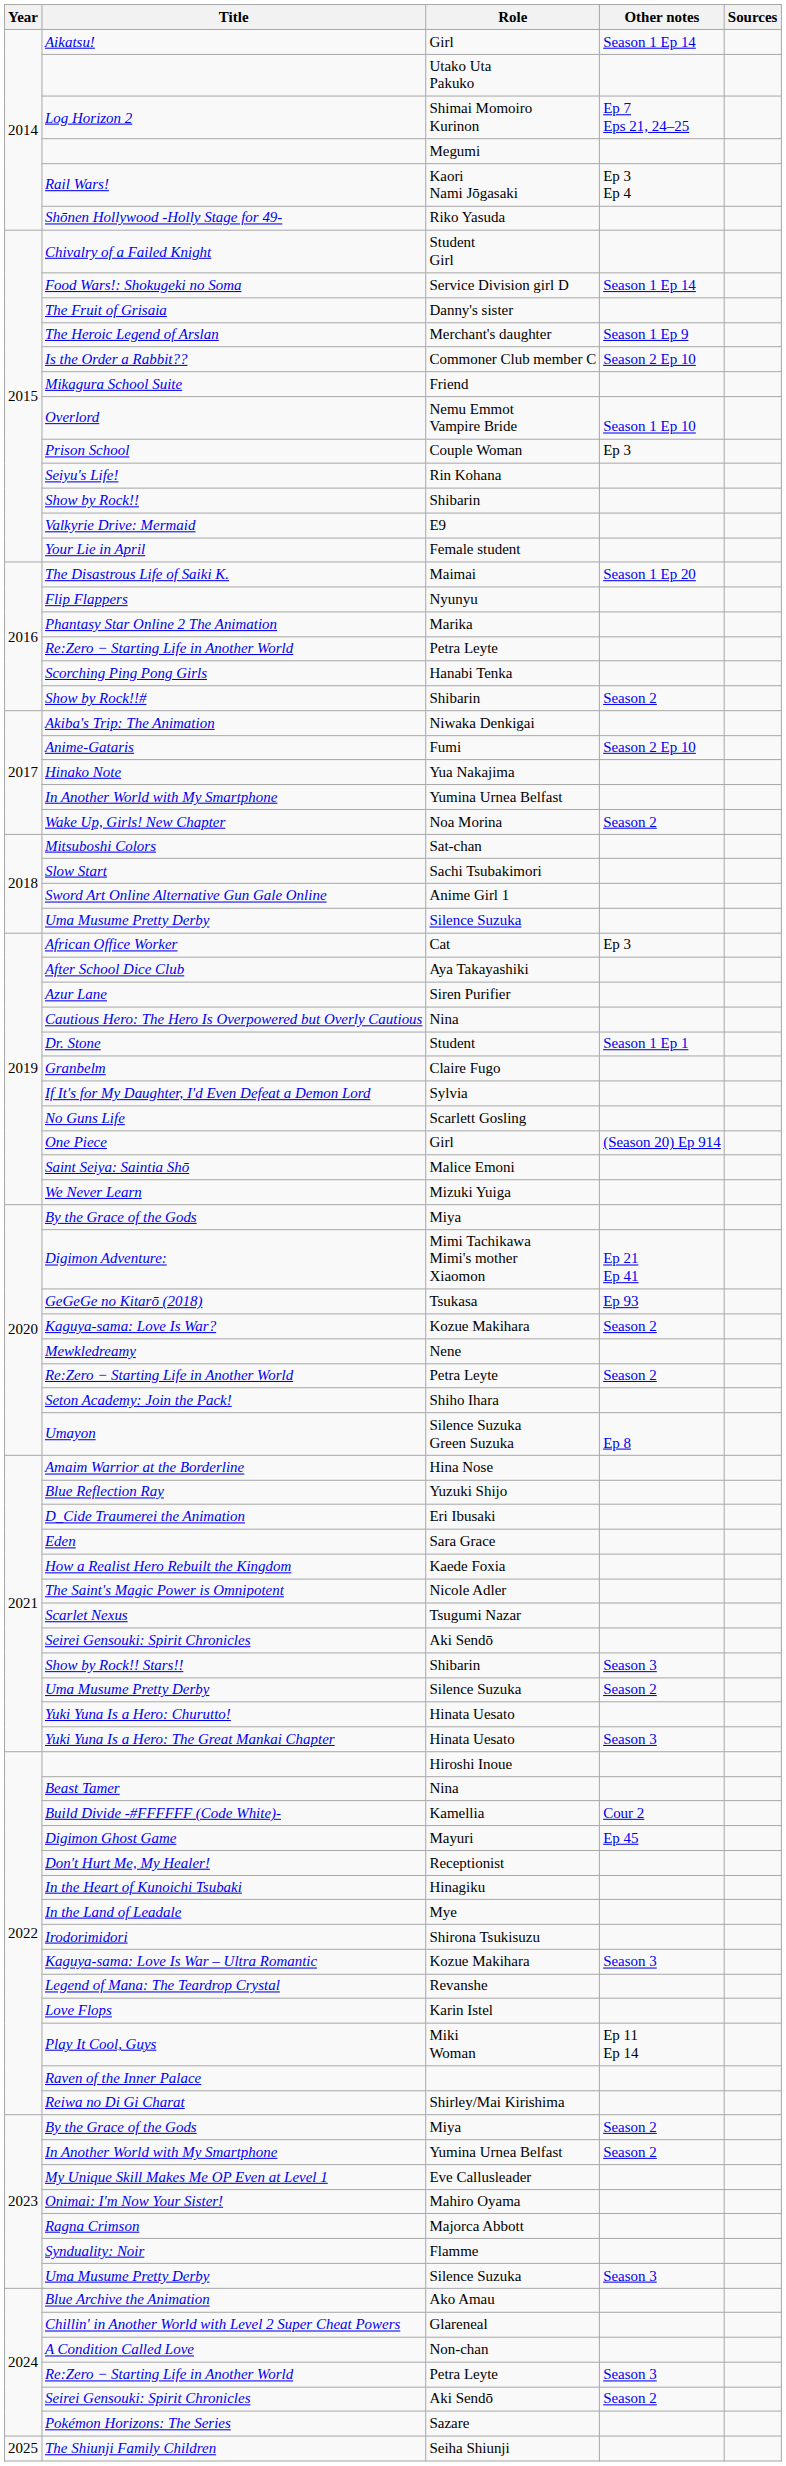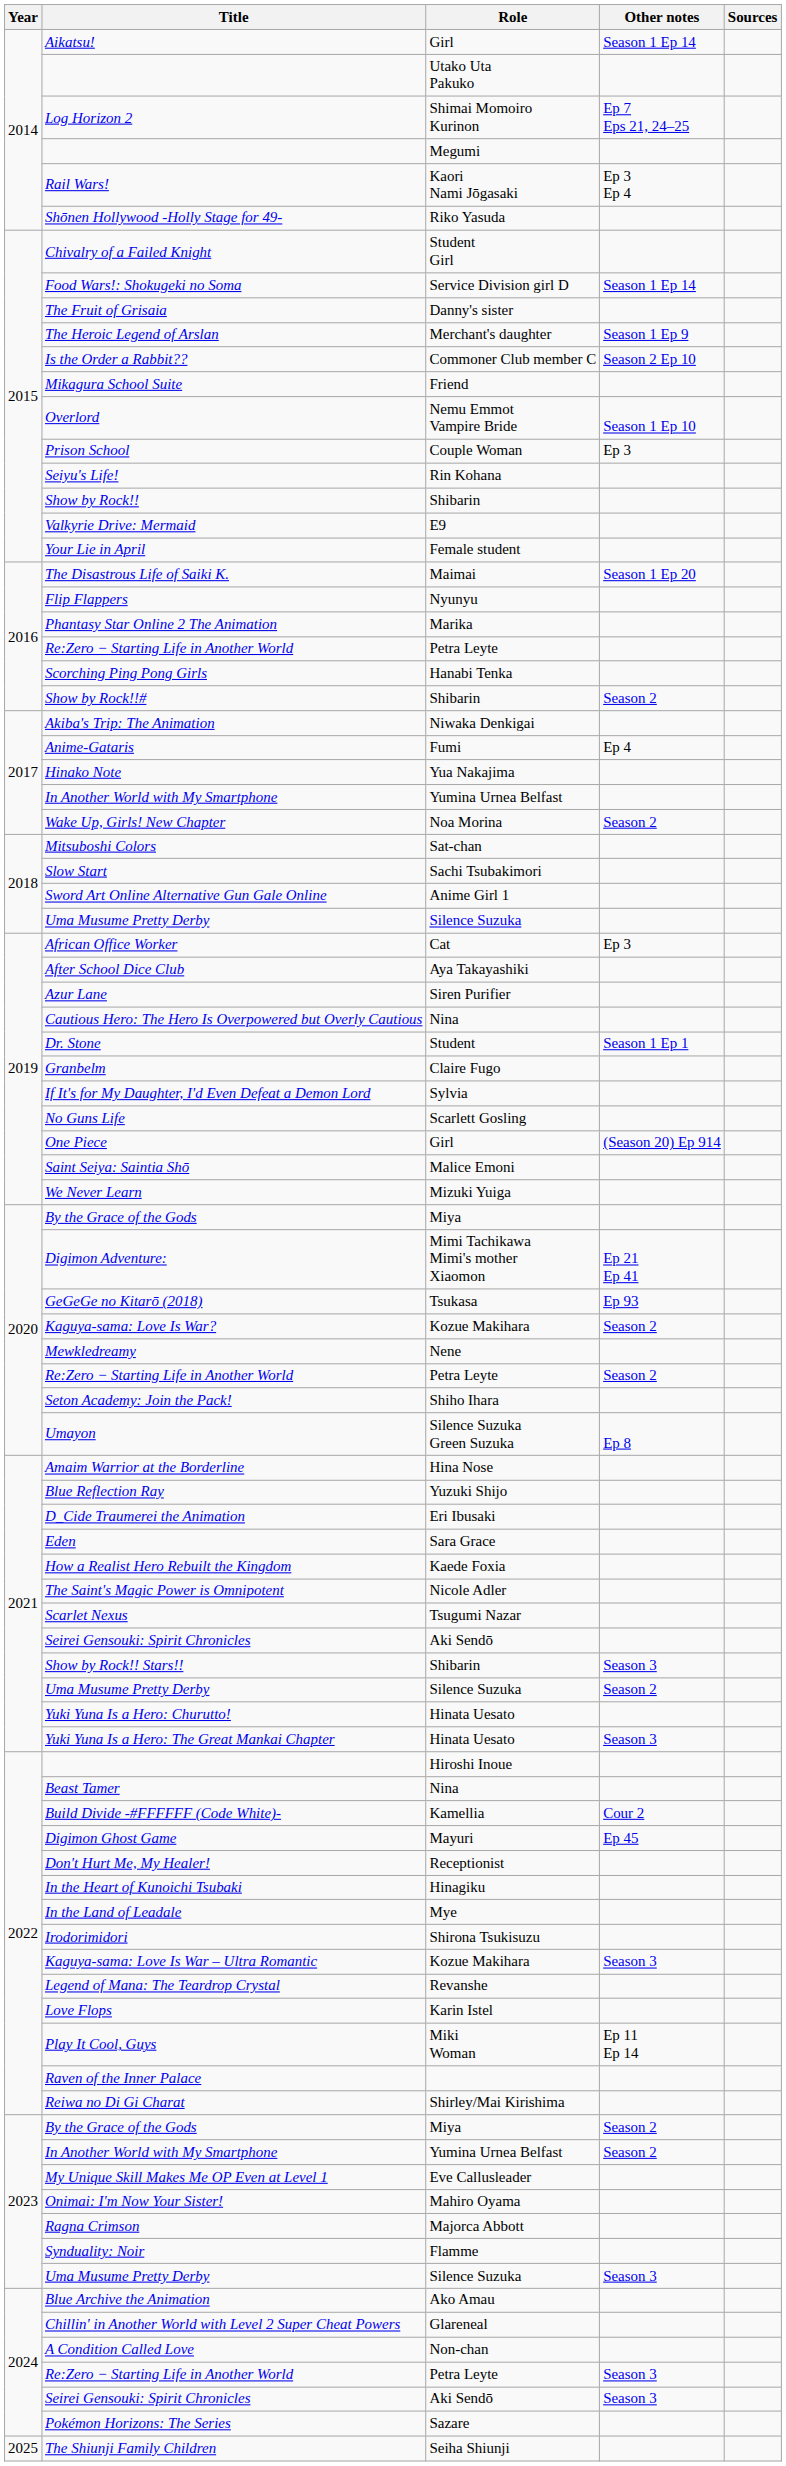(650, 747) Season 2 Ep 10 -> (617, 747) Ep 4
(630, 2399) Season 2 -> (630, 2399) Season 3
